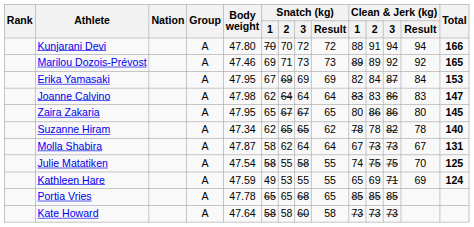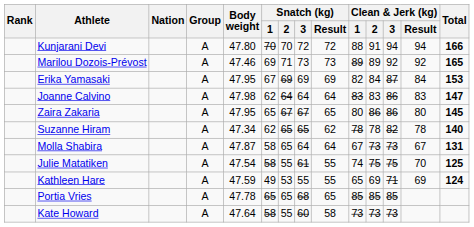(287, 146) 62 -> (287, 146) 65
(303, 163) 58 -> (303, 163) 61
(287, 213) 58 -> (287, 213) 55
